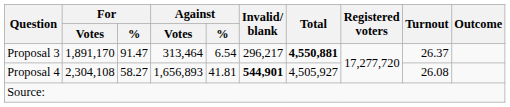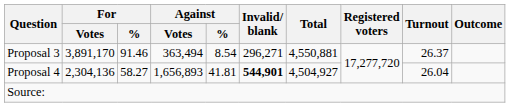(90, 53) 1,891,170 -> (90, 53) 3,891,170
(134, 53) 91.47 -> (134, 53) 91.46
(183, 53) 313,464 -> (183, 53) 363,494
(226, 53) 6.54 -> (226, 53) 8.54
(263, 53) 296,217 -> (263, 53) 296,271
(313, 53) bold -> (313, 53) normal
(90, 72) 2,304,108 -> (90, 72) 2,304,136
(313, 72) 4,505,927 -> (313, 72) 4,504,927
(435, 72) 26.08 -> (435, 72) 26.04
